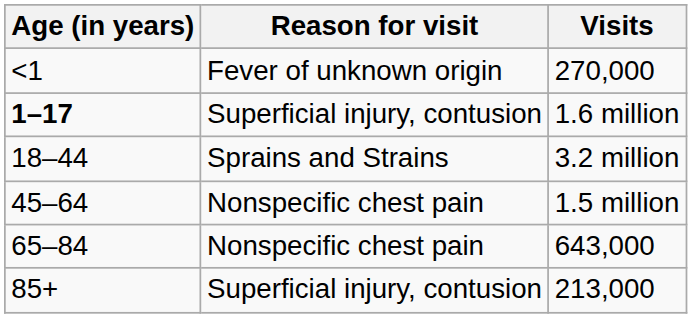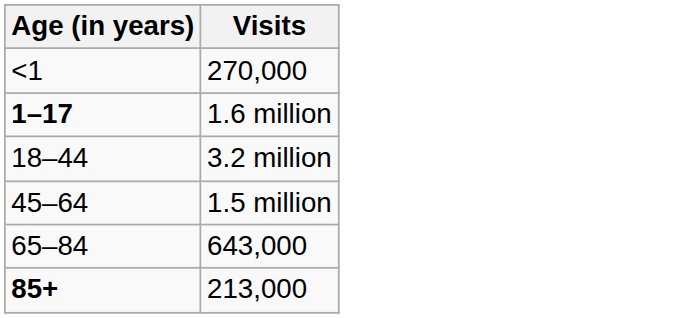- column: (374, 26)
(35, 289) normal -> (35, 289) bold
